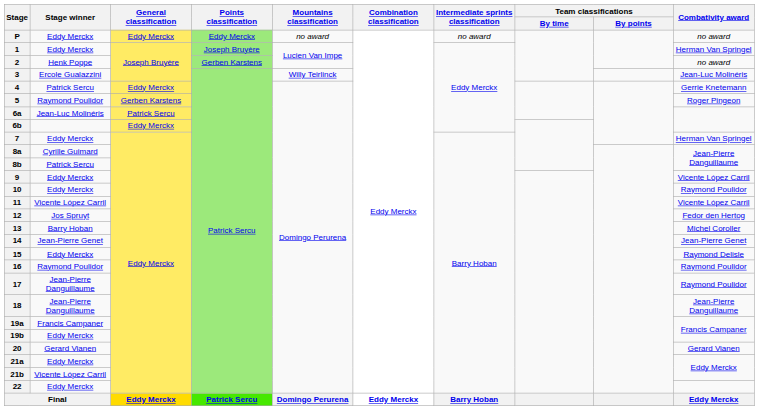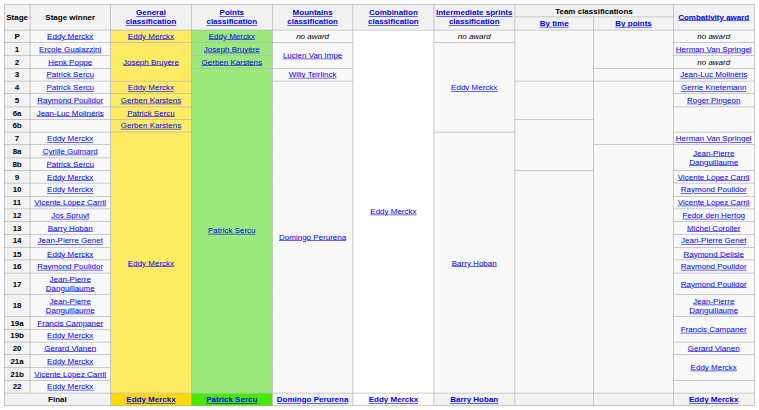(70, 49) Eddy Merckx -> (70, 49) Ercole Gualazzini
(70, 75) Ercole Gualazzini -> (70, 75) Patrick Sercu
(151, 126) Eddy Merckx -> (151, 126) Gerben Karstens
